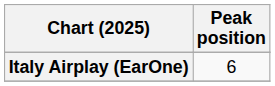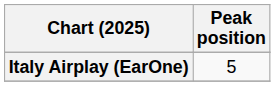(231, 66) 6 -> (231, 66) 5
